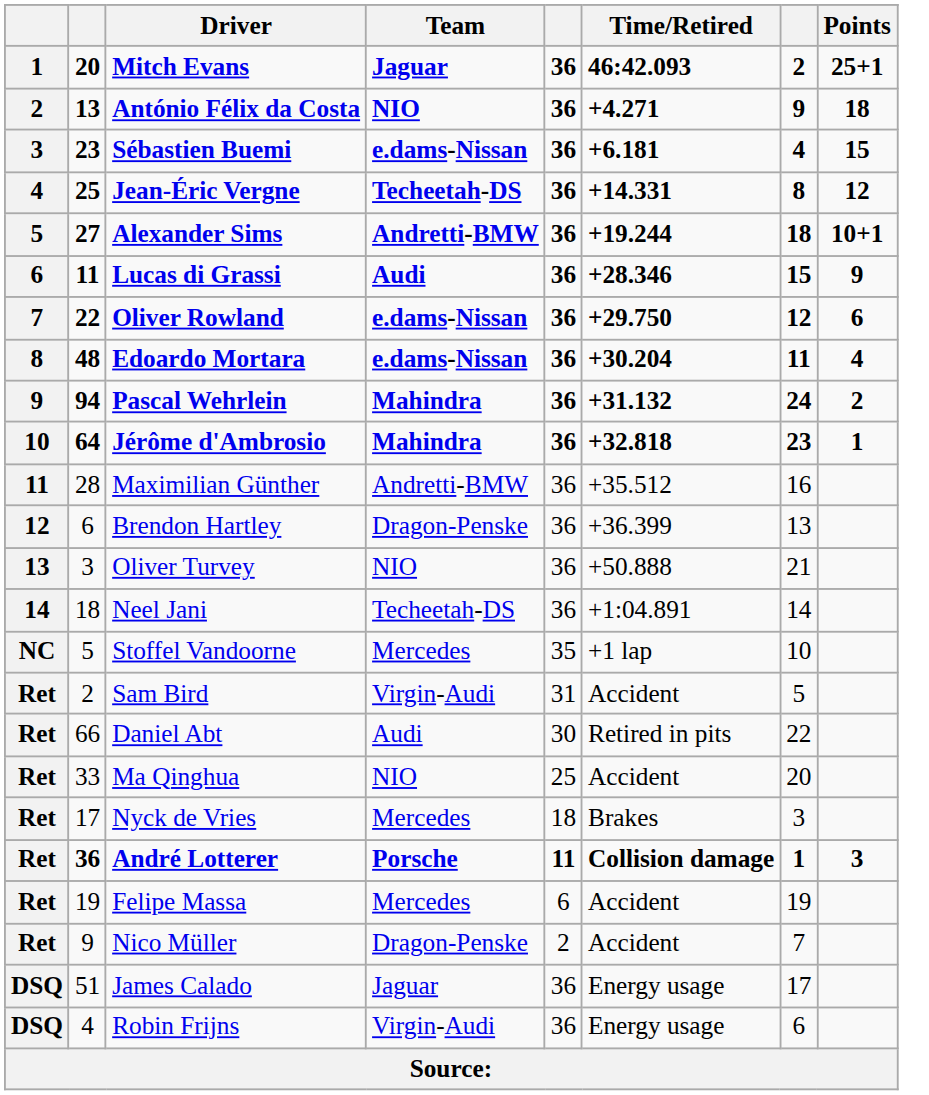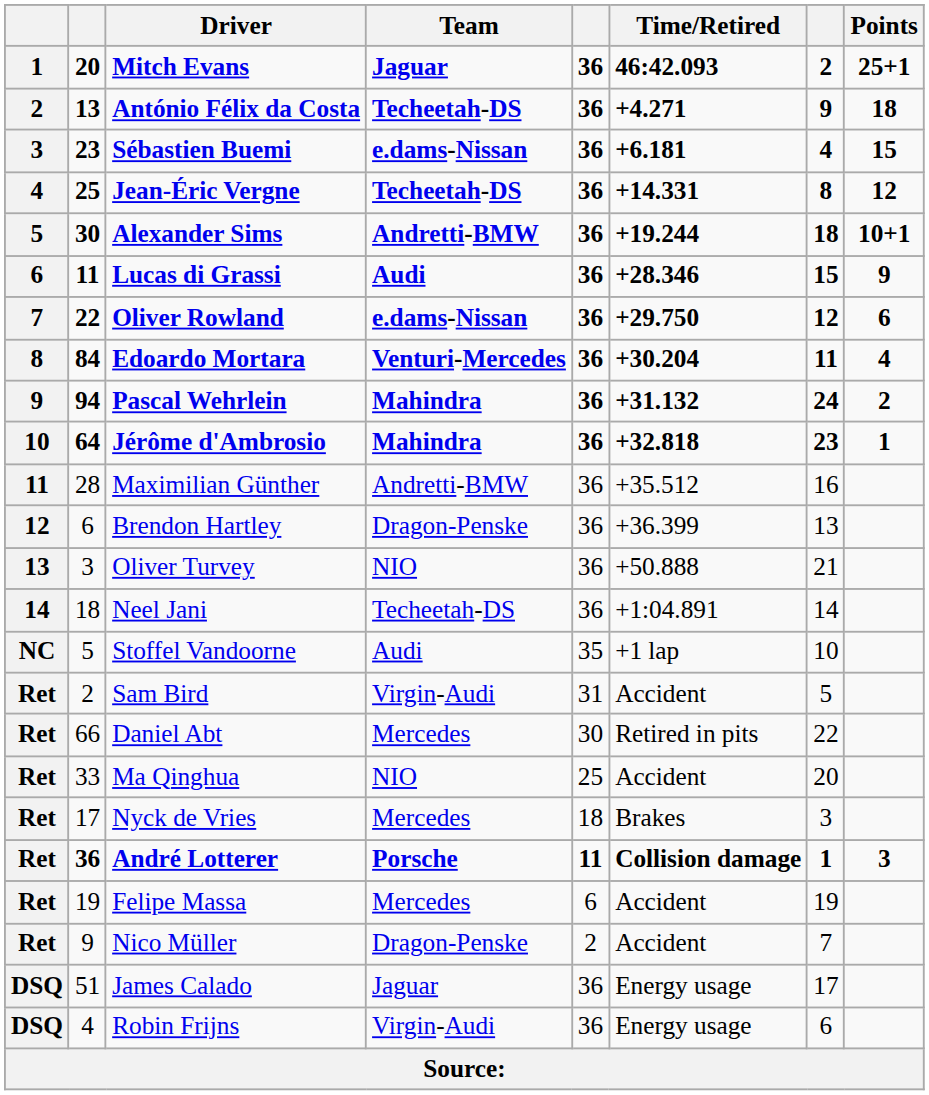(396, 108) NIO -> (447, 108) Techeetah-DS
(88, 233) 27 -> (88, 233) 30
(88, 358) 48 -> (88, 358) 84
(450, 358) e.dams-Nissan -> (469, 358) Venturi-Mercedes
(421, 650) Mercedes -> (397, 650) Audi
(397, 734) Audi -> (421, 734) Mercedes
